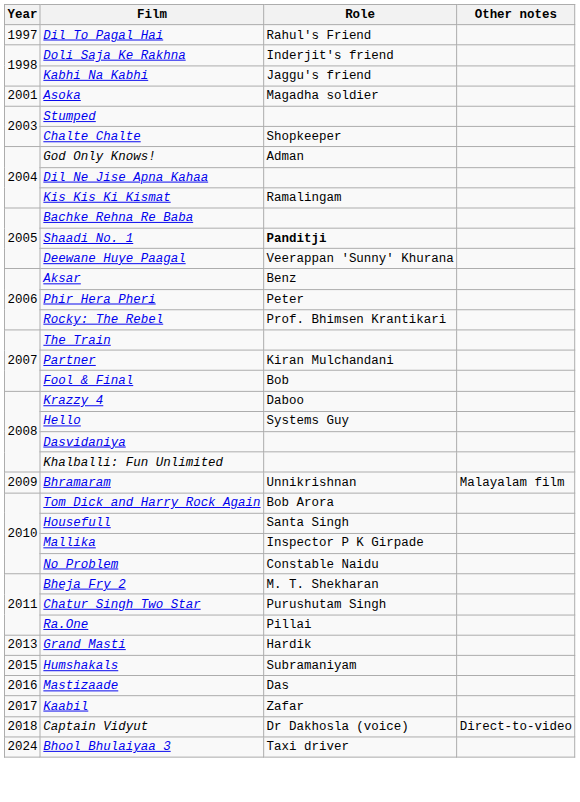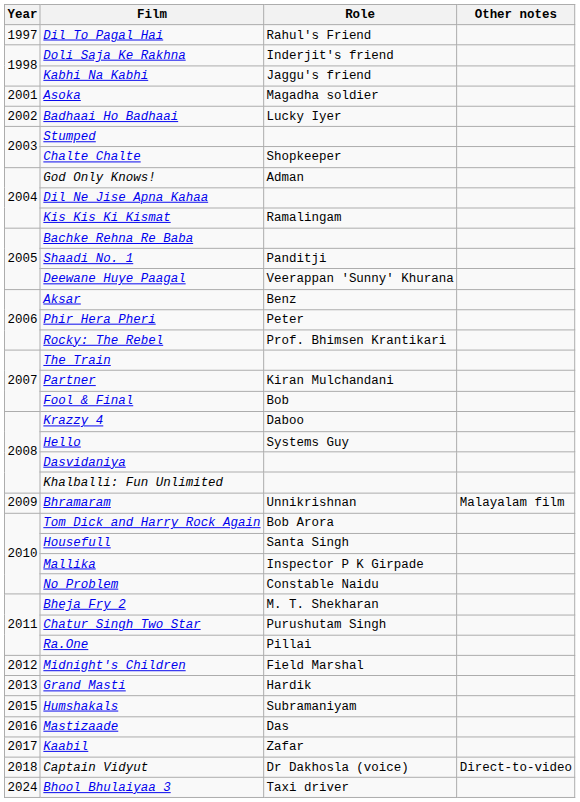+ row: (111, 116)
(296, 238) bold -> (296, 259) normal
+ row: (115, 666)
